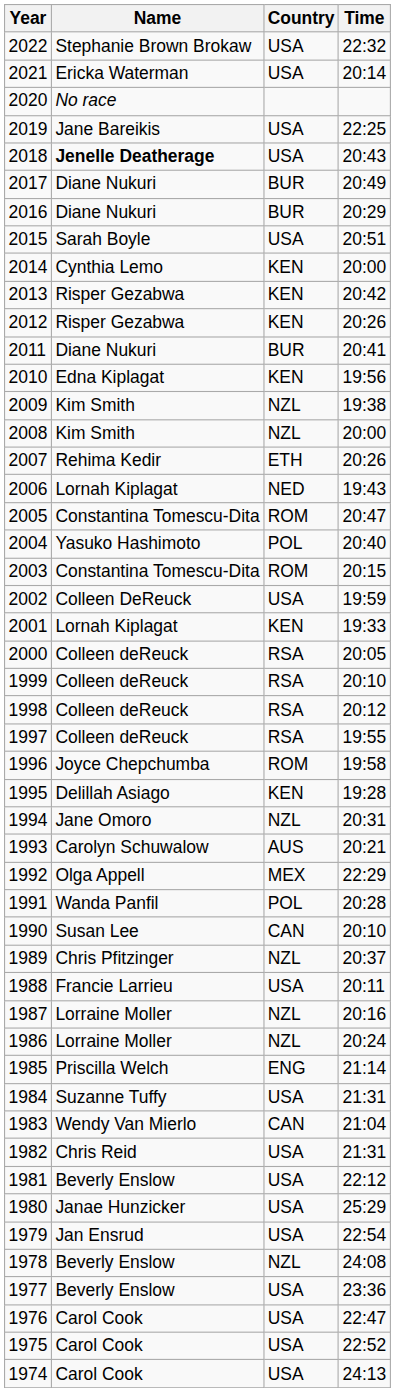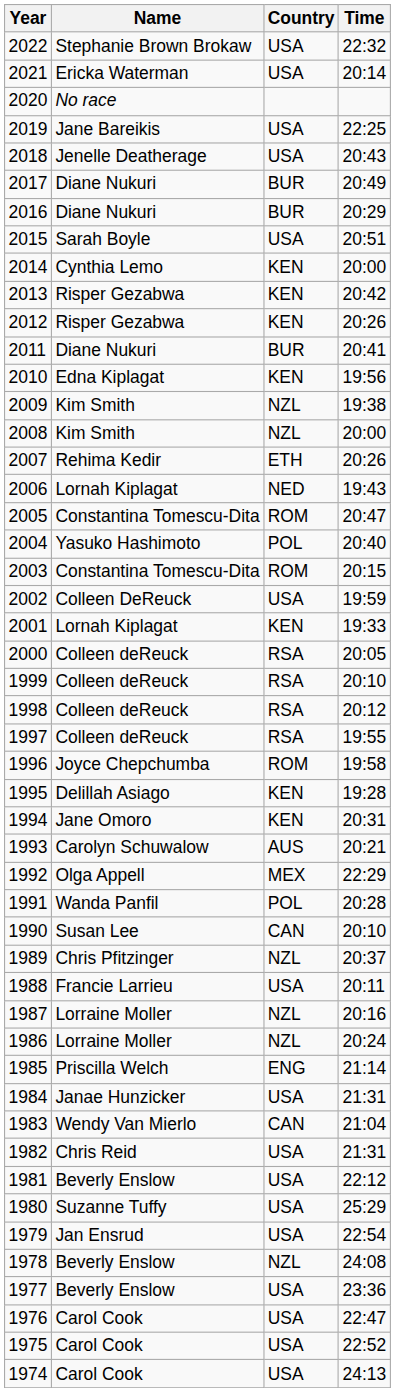(135, 156) bold -> (131, 156) normal
(284, 820) NZL -> (286, 820) KEN
(111, 1097) Suzanne Tuffy -> (120, 1097) Janae Hunzicker
(120, 1207) Janae Hunzicker -> (111, 1207) Suzanne Tuffy
